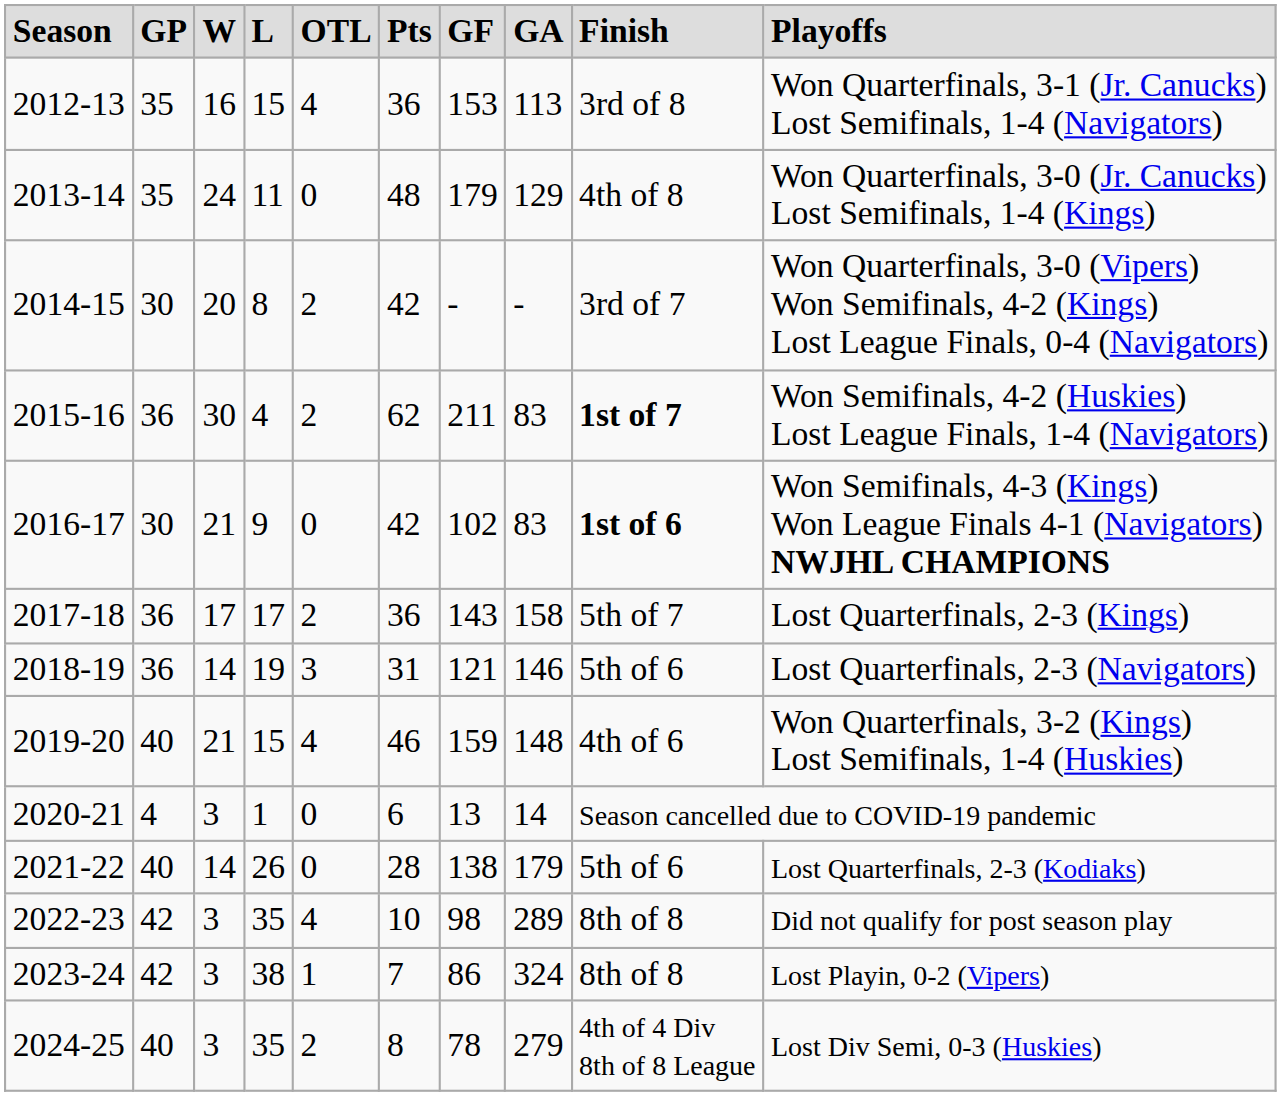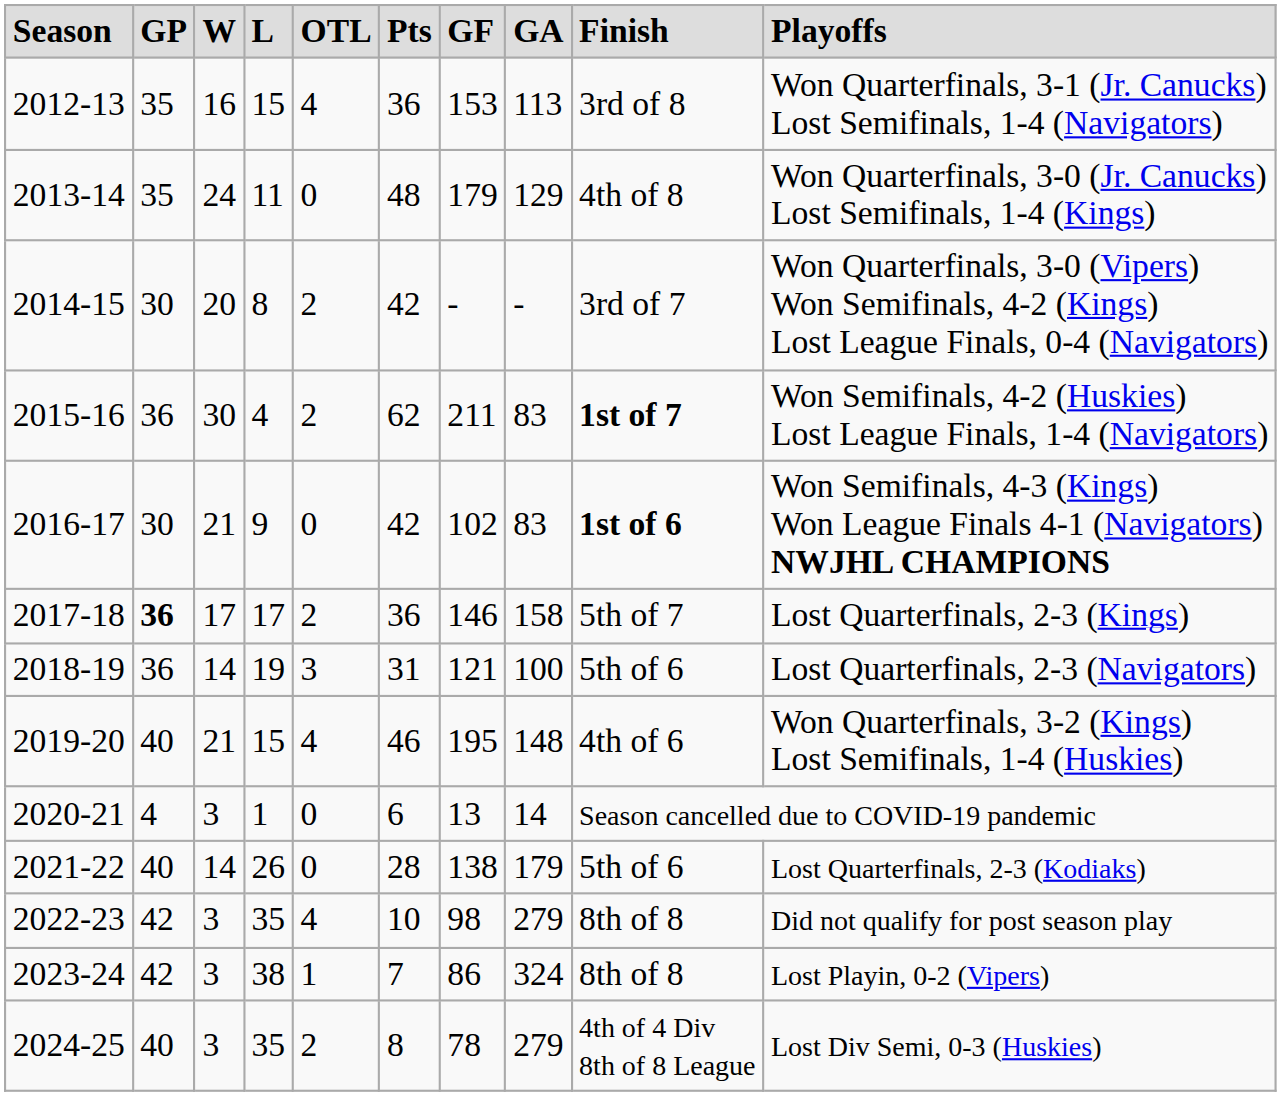(157, 615) normal -> (157, 615) bold
(473, 615) 143 -> (473, 615) 146
(538, 668) 146 -> (538, 668) 100
(473, 740) 159 -> (473, 740) 195
(538, 919) 289 -> (538, 919) 279
